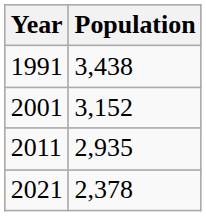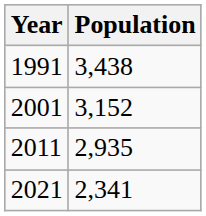(104, 189) 2,378 -> (104, 189) 2,341
